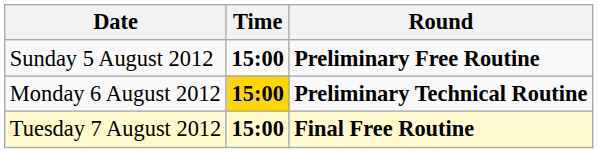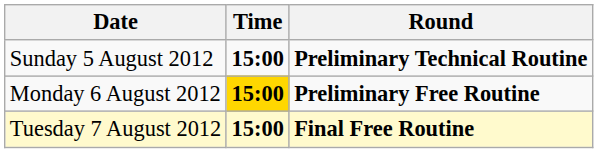(417, 57) Preliminary Free Routine -> (441, 57) Preliminary Technical Routine
(441, 93) Preliminary Technical Routine -> (417, 93) Preliminary Free Routine
